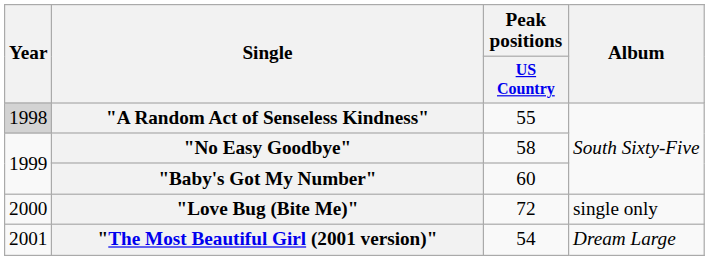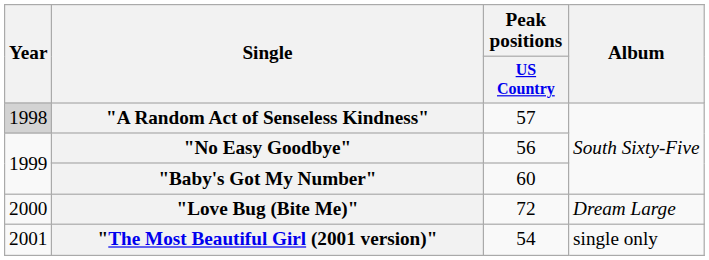(526, 117) 55 -> (526, 117) 57
(526, 148) 58 -> (526, 148) 56
(616, 209) single only -> (624, 209) Dream Large
(624, 239) Dream Large -> (616, 239) single only
